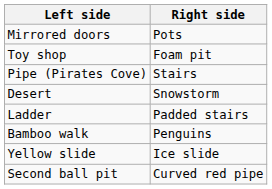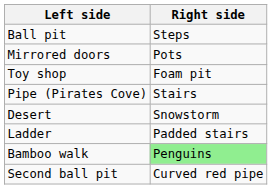+ row: (37, 34)
(182, 134) no background -> (182, 154) lightgreen background
- row: (52, 154)
